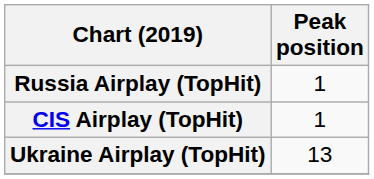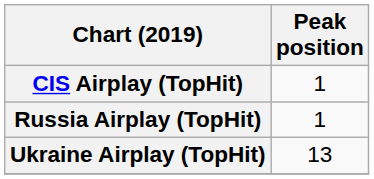rows swapped: (138, 119) <-> (138, 83)
